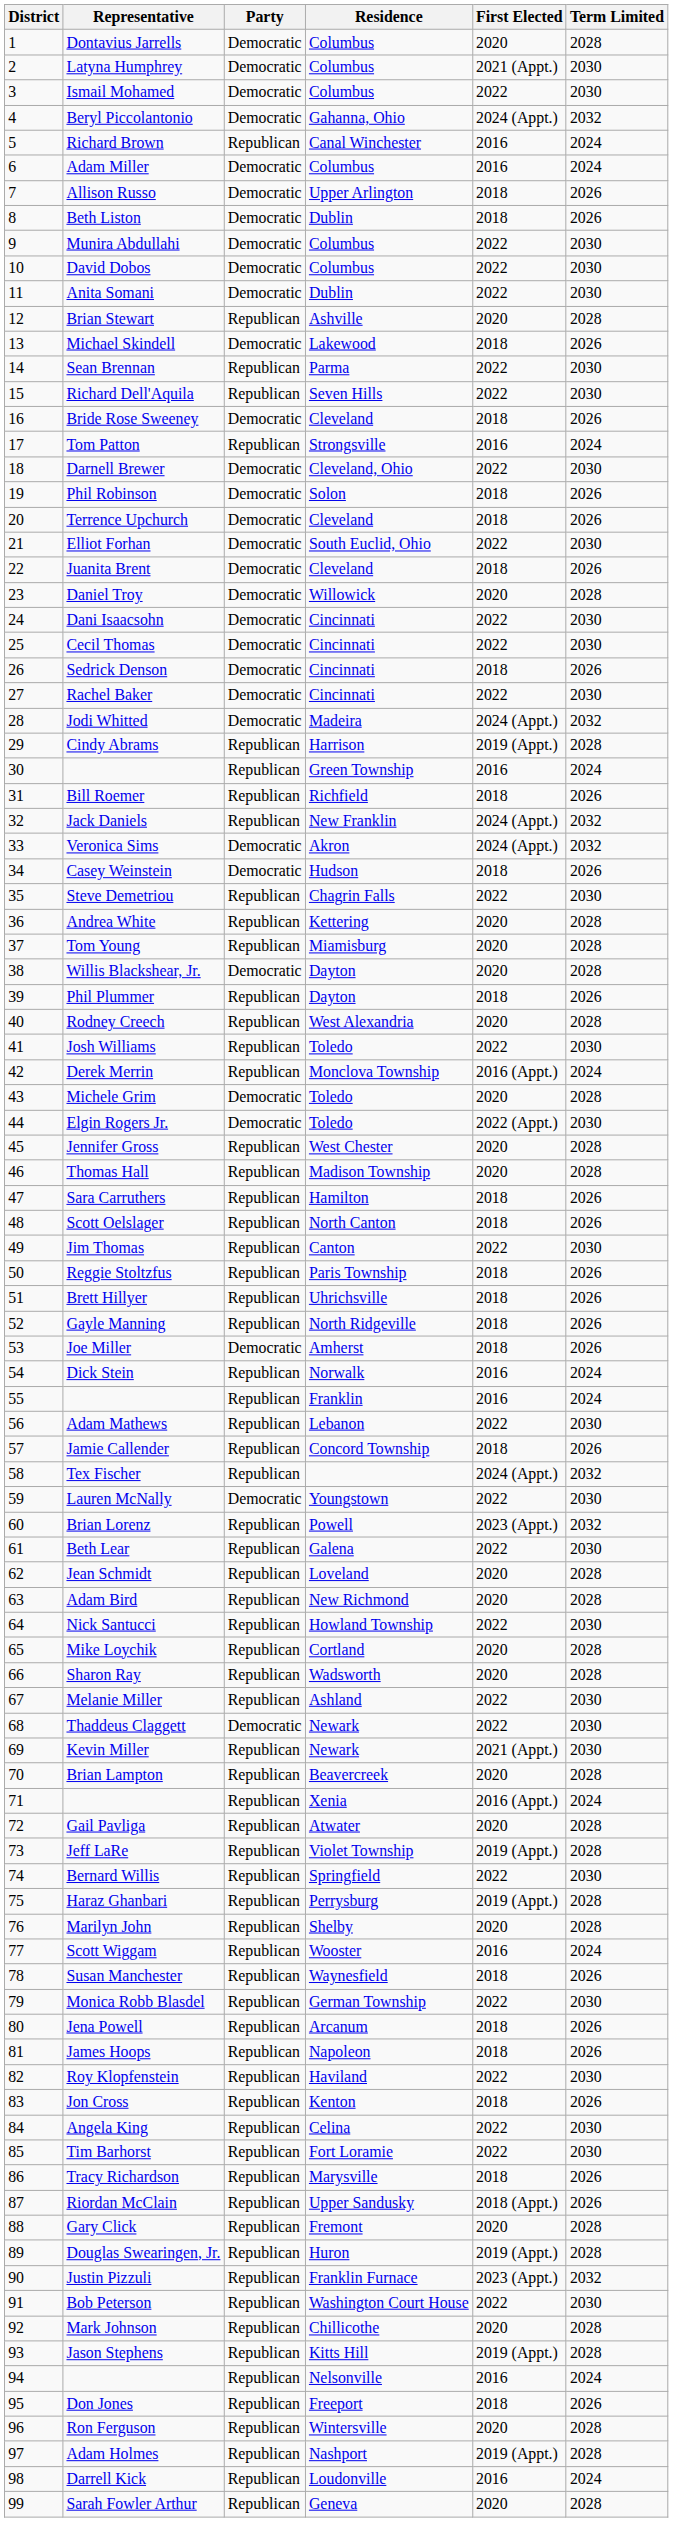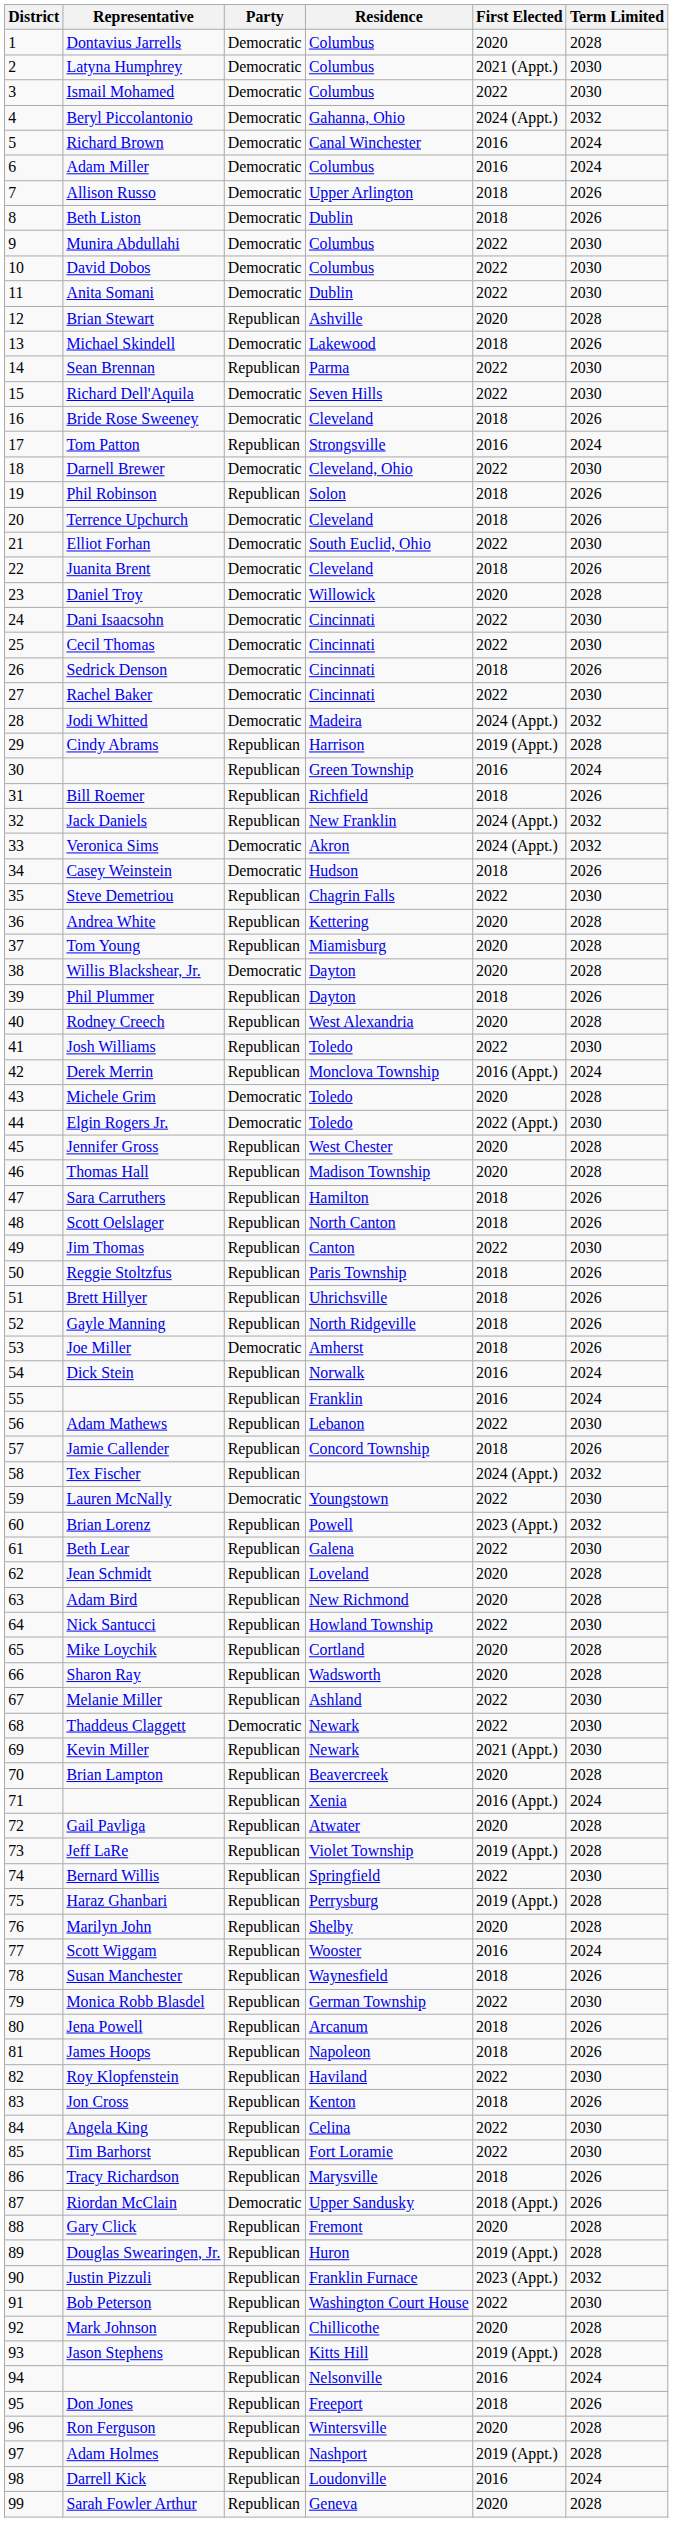(264, 142) Republican -> (265, 142) Democratic
(264, 393) Republican -> (265, 393) Democratic
(265, 494) Democratic -> (264, 494) Republican
(264, 2202) Republican -> (265, 2202) Democratic
